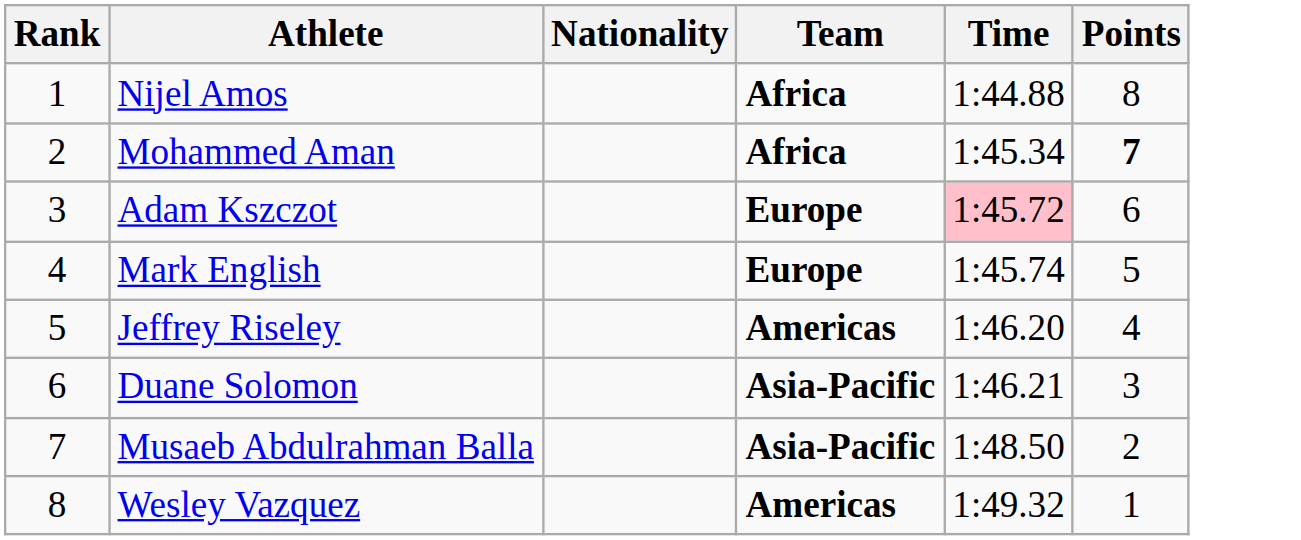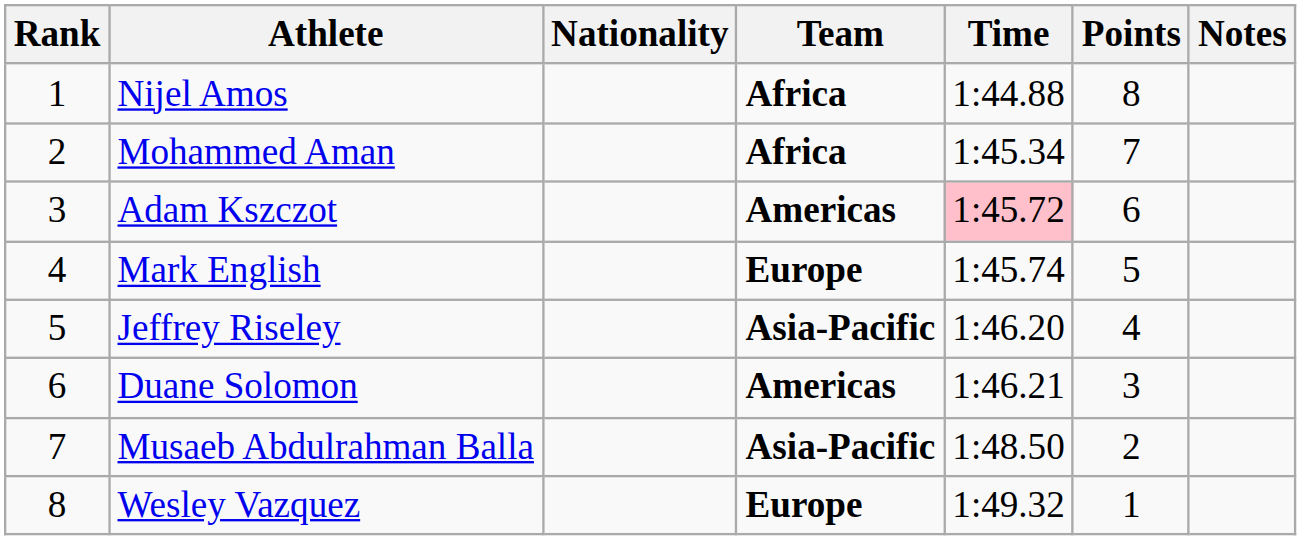+ column: (1242, 33)
(1131, 151) bold -> (1131, 151) normal
(804, 210) Europe -> (821, 210) Americas
(821, 328) Americas -> (840, 328) Asia-Pacific
(840, 387) Asia-Pacific -> (821, 387) Americas
(821, 504) Americas -> (804, 504) Europe
